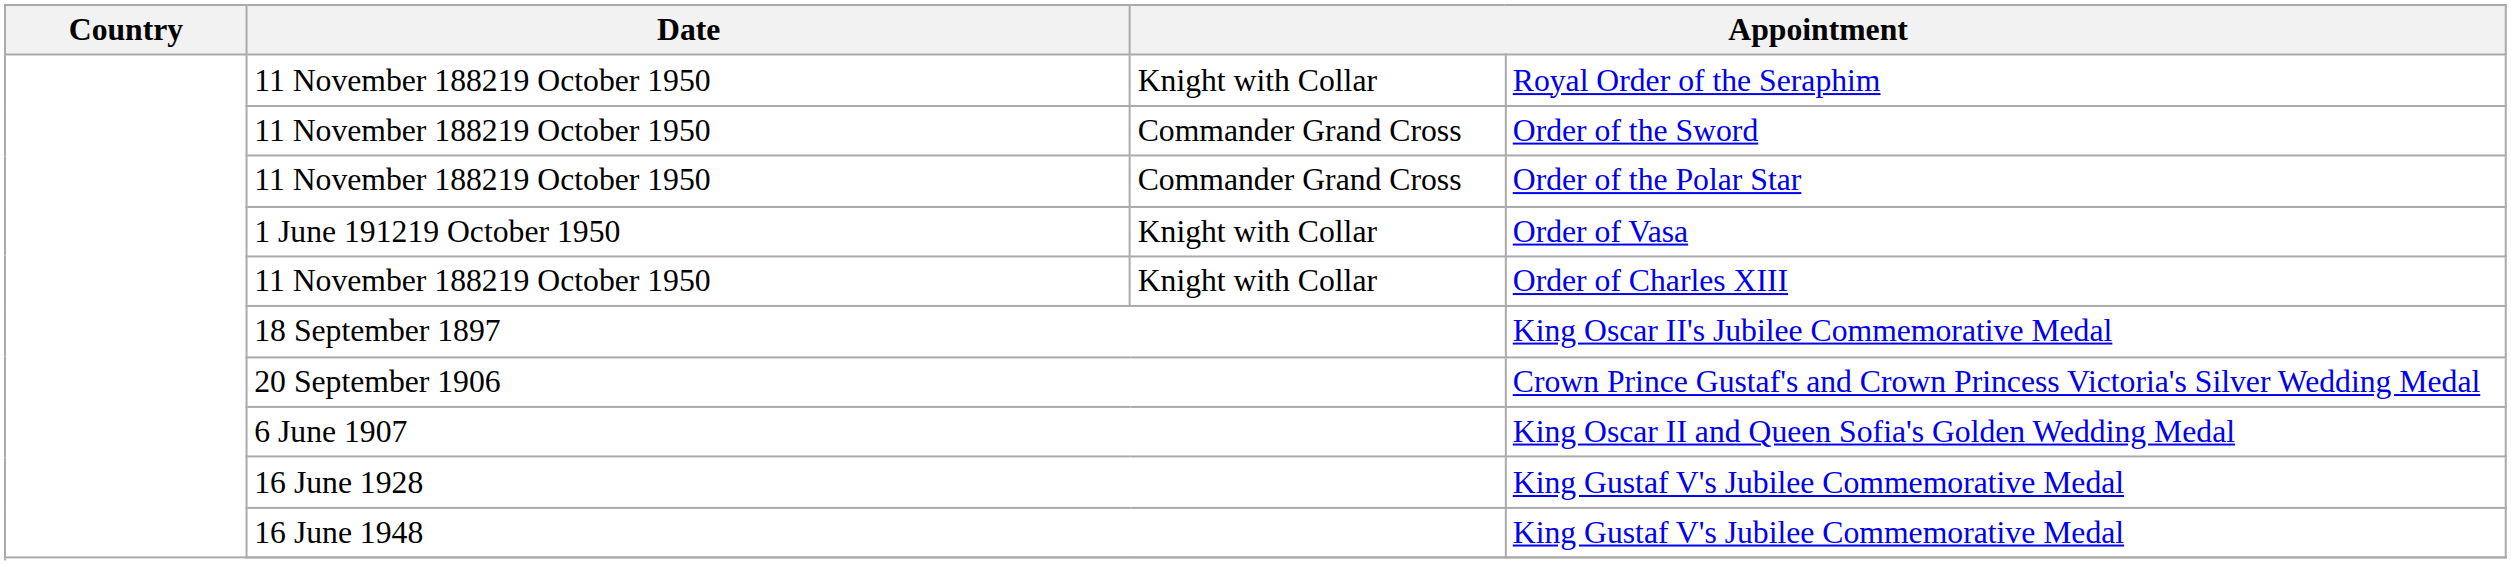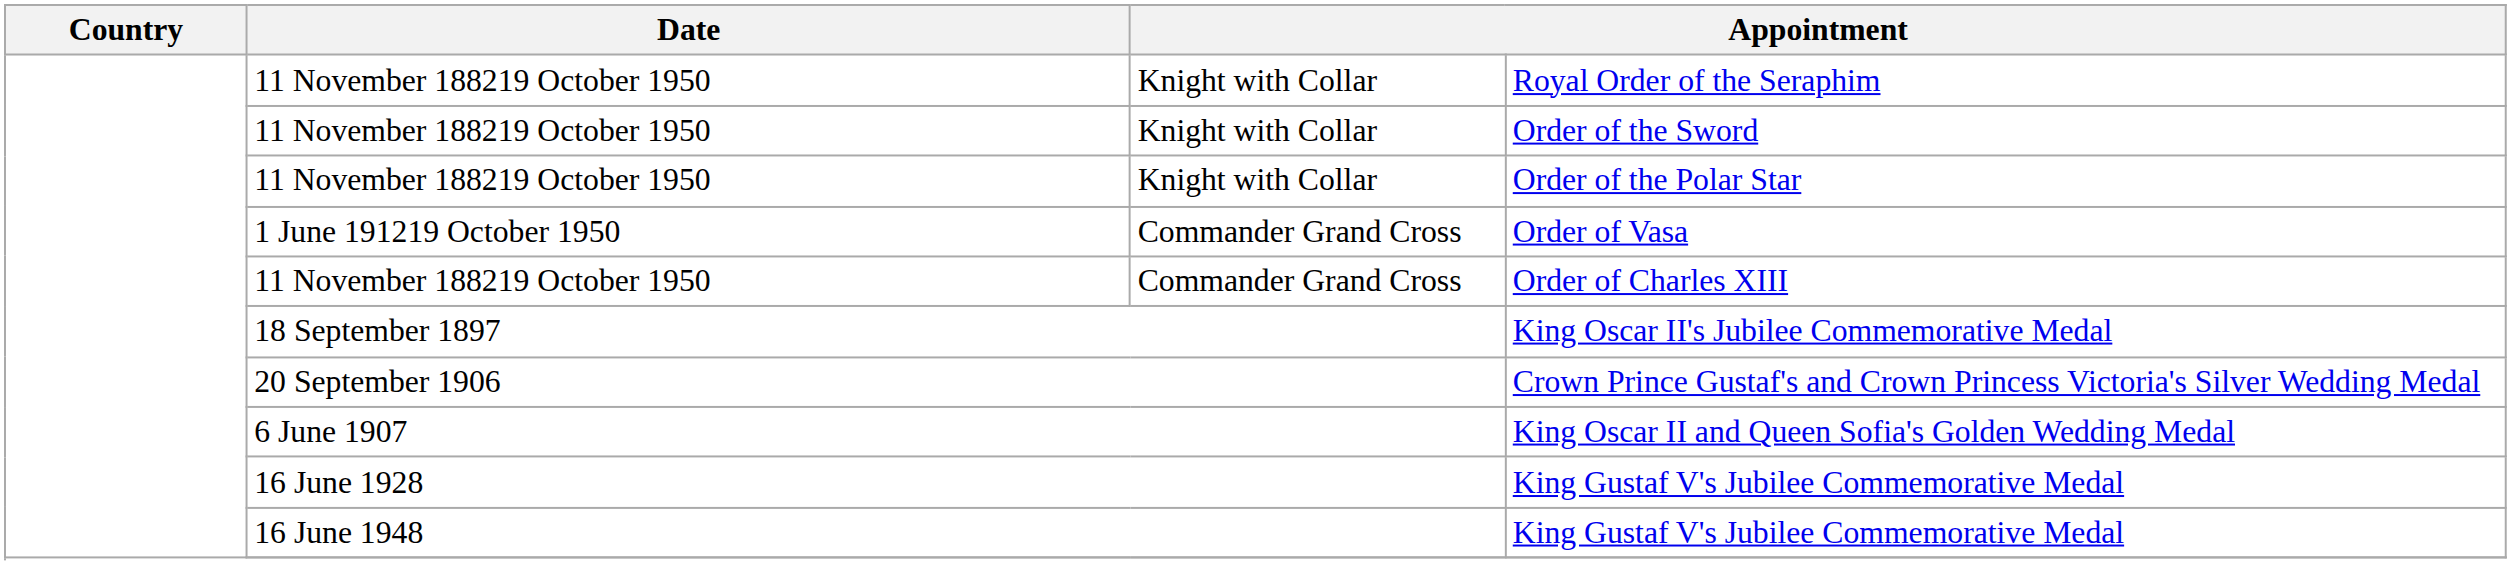(1300, 130) Commander Grand Cross -> (1257, 130) Knight with Collar
(1300, 180) Commander Grand Cross -> (1257, 180) Knight with Collar
(1257, 230) Knight with Collar -> (1300, 230) Commander Grand Cross
(1257, 280) Knight with Collar -> (1300, 280) Commander Grand Cross
